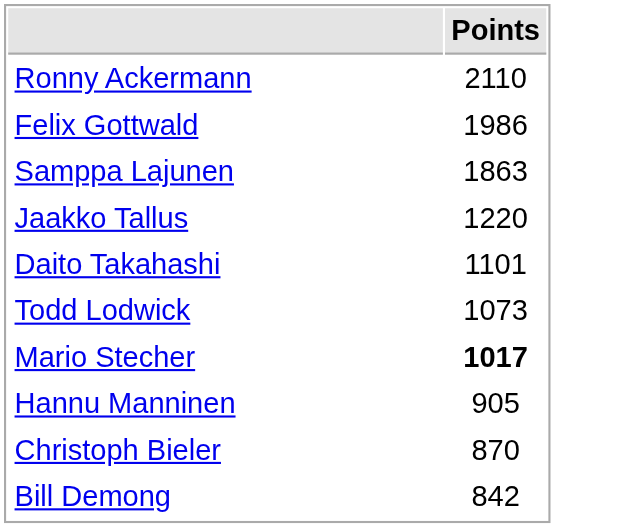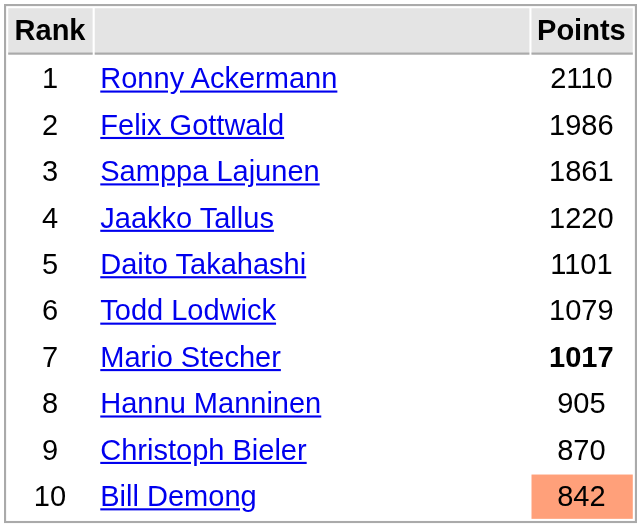+ column: (50, 30)
(496, 172) 1863 -> (581, 172) 1861
(496, 311) 1073 -> (581, 311) 1079
(496, 497) no background -> (581, 497) lightsalmon background
